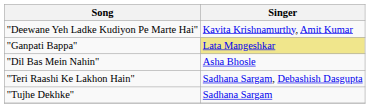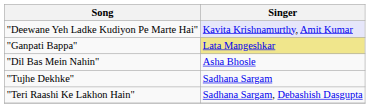(278, 29) no background -> (278, 29) lavender background
rows swapped: (40, 95) <-> (71, 78)
